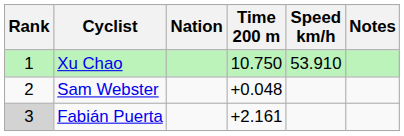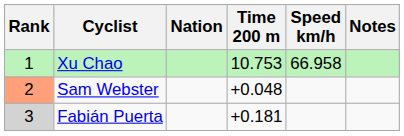(256, 63) 10.750 -> (256, 63) 10.753
(316, 63) 53.910 -> (316, 63) 66.958
(29, 90) no background -> (29, 90) lightsalmon background
(256, 116) +2.161 -> (256, 116) +0.181
